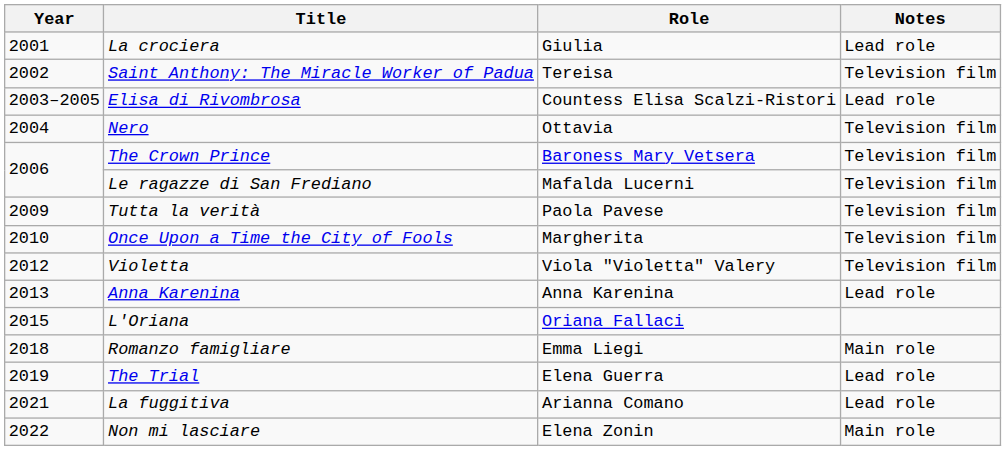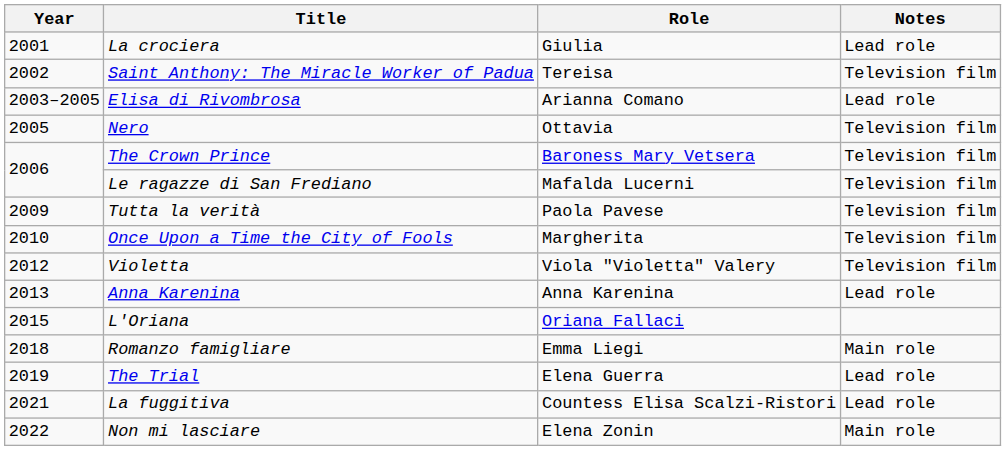(689, 101) Countess Elisa Scalzi-Ristori -> (613, 101) Arianna Comano
(29, 129) 2004 -> (29, 129) 2005
(613, 404) Arianna Comano -> (689, 404) Countess Elisa Scalzi-Ristori
